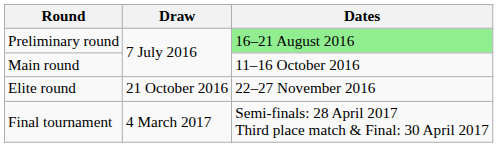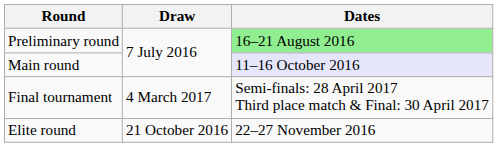(297, 64) no background -> (297, 64) lavender background
rows swapped: (42, 88) <-> (60, 121)
